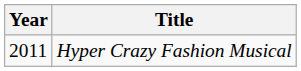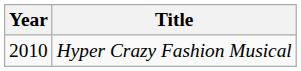(28, 50) 2011 -> (28, 50) 2010
